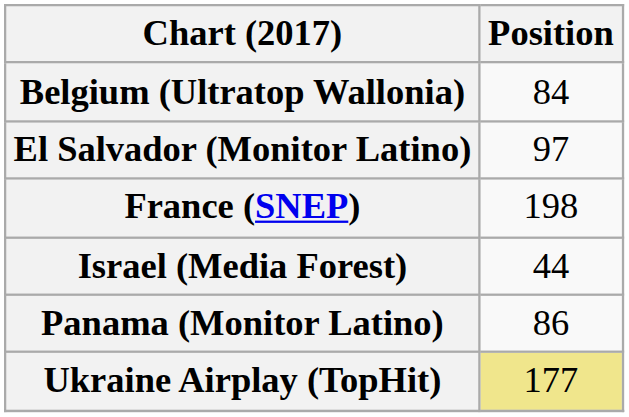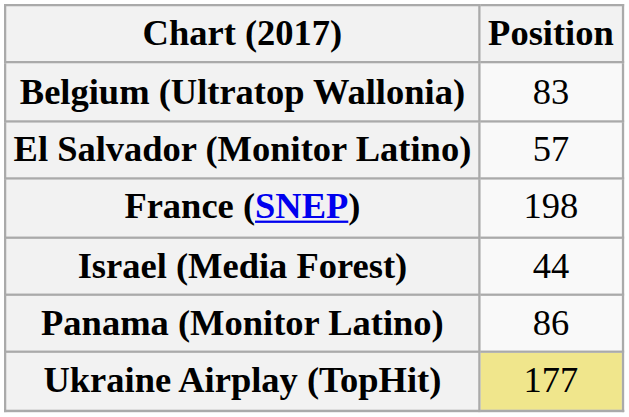(551, 91) 84 -> (551, 91) 83
(551, 149) 97 -> (551, 149) 57
